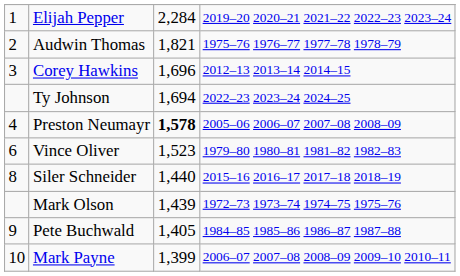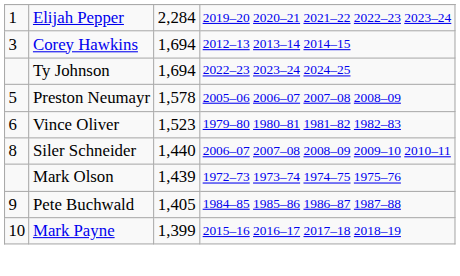- row: (89, 44)
(177, 71) 1,696 -> (177, 44) 1,694
(13, 124) 4 -> (13, 97) 5
(177, 124) bold -> (177, 97) normal
(302, 177) 2015–16 2016–17 2017–18 2018–19 -> (327, 151) 2006–07 2007–08 2008–09 2009–10 2010–11
(327, 257) 2006–07 2007–08 2008–09 2009–10 2010–11 -> (302, 230) 2015–16 2016–17 2017–18 2018–19
